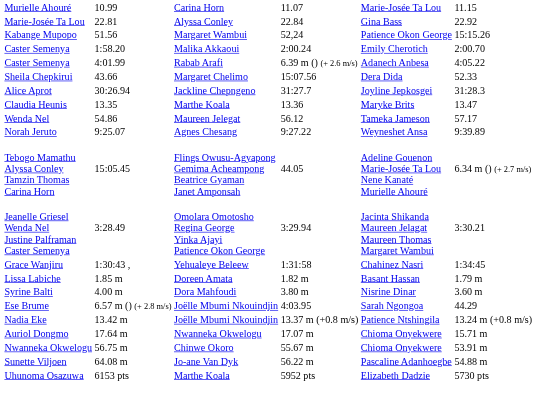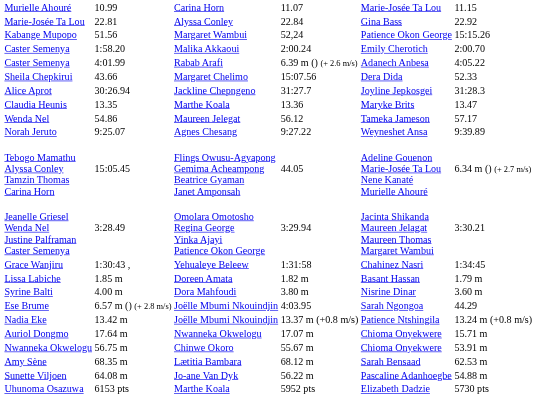+ row: (26, 361)
